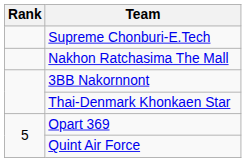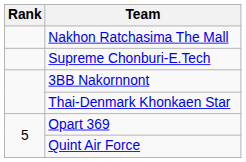rows swapped: (129, 37) <-> (138, 59)
